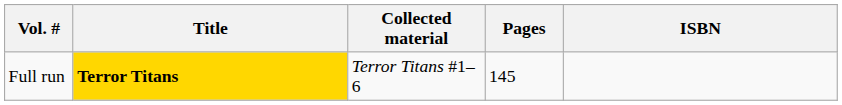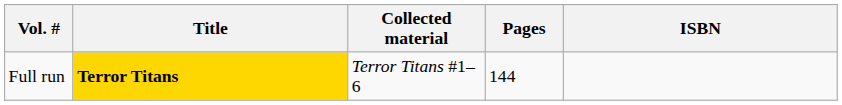(502, 76) 145 -> (502, 76) 144
